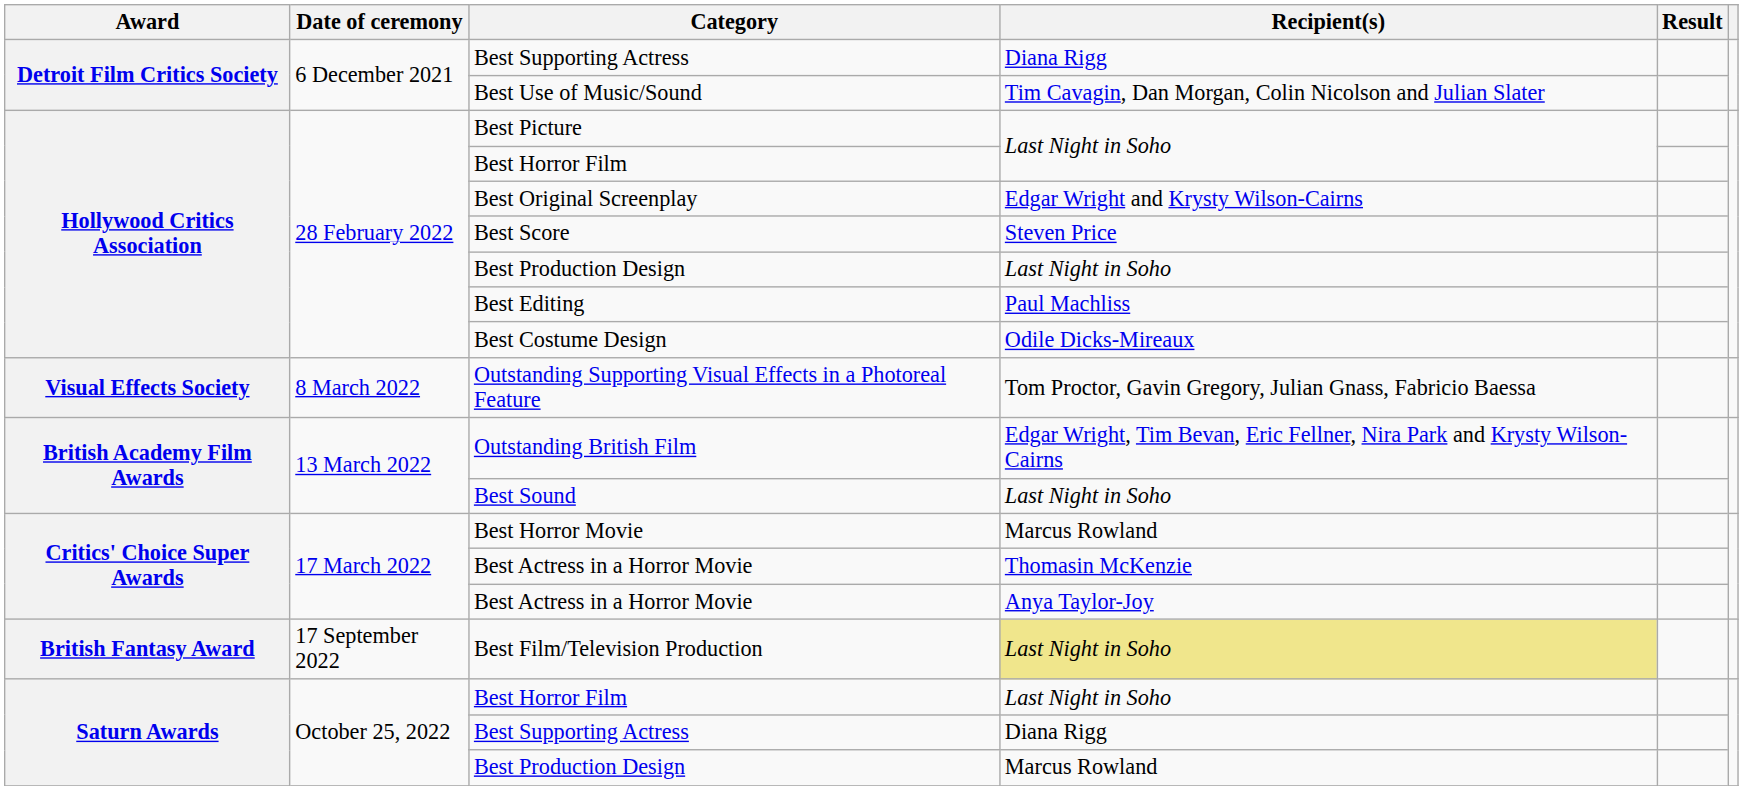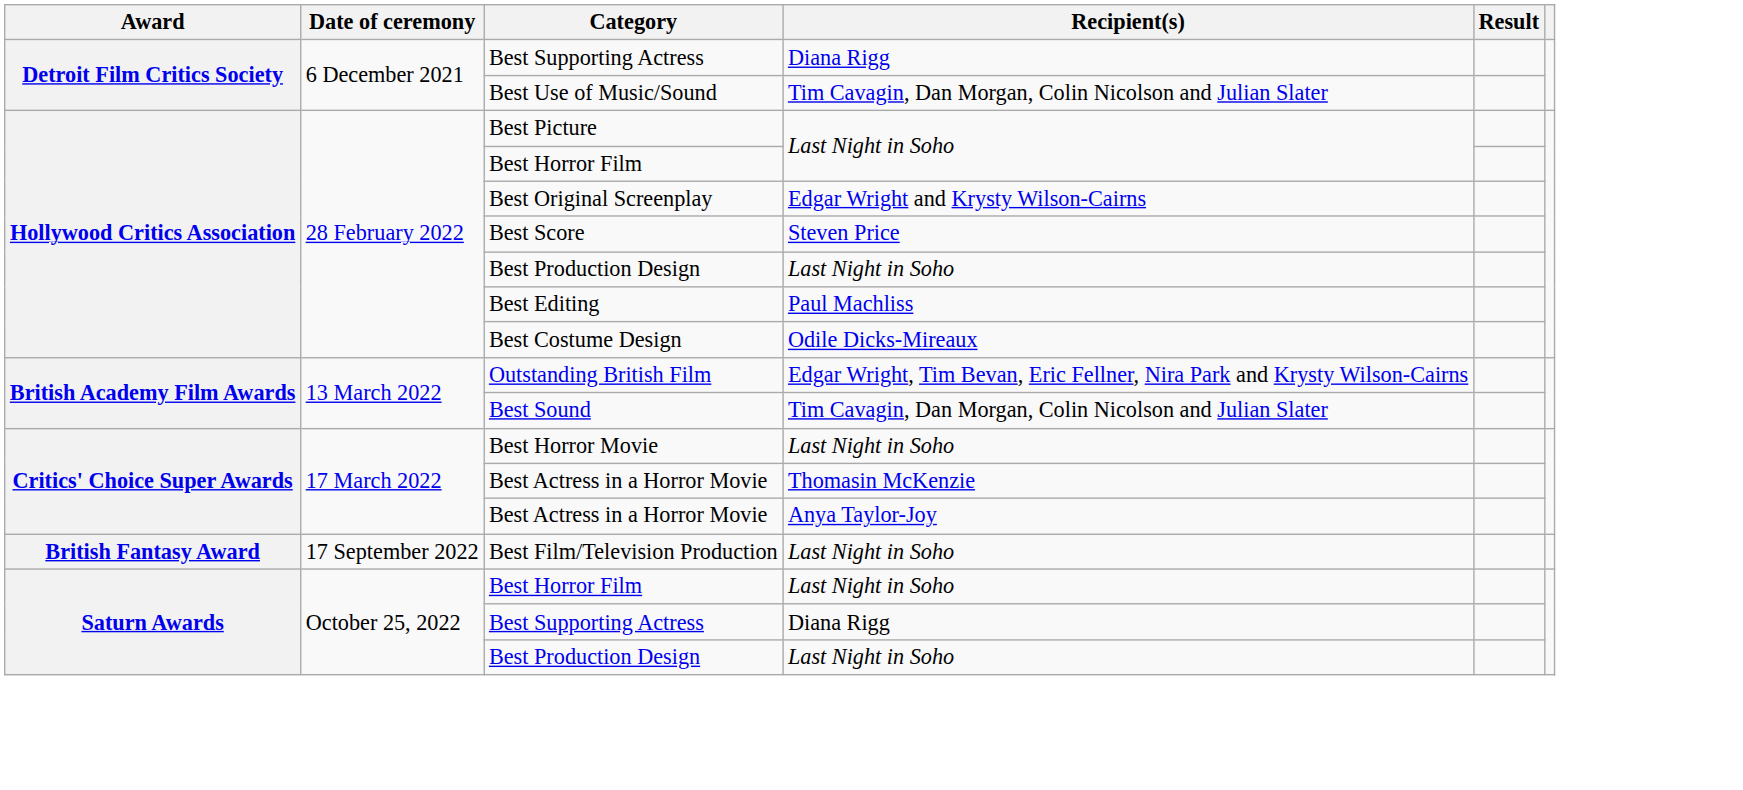- row: (147, 387)
(1088, 495) Last Night in Soho -> (1058, 410) Tim Cavagin, Dan Morgan, Colin Nicolson and Julian Slater
(1081, 530) Marcus Rowland -> (871, 445) Last Night in Soho
(1088, 649) khaki background -> (871, 551) no background
(1081, 767) Marcus Rowland -> (871, 657) Last Night in Soho
